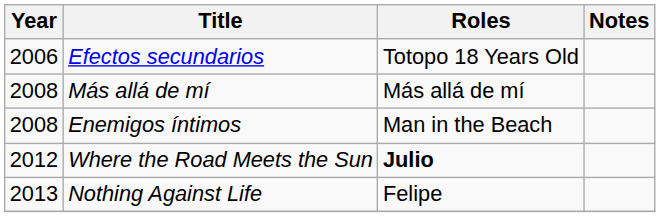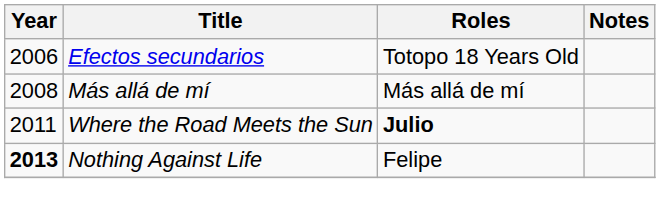- row: (155, 125)
(34, 159) 2012 -> (33, 125) 2011
(34, 194) normal -> (34, 159) bold
